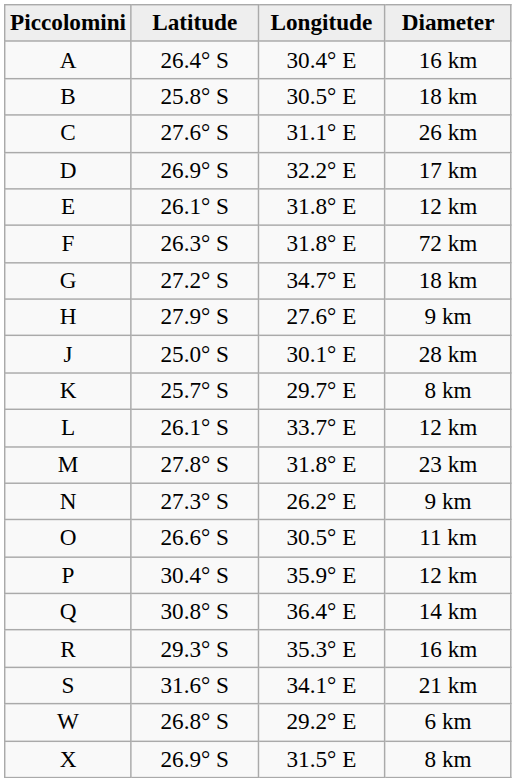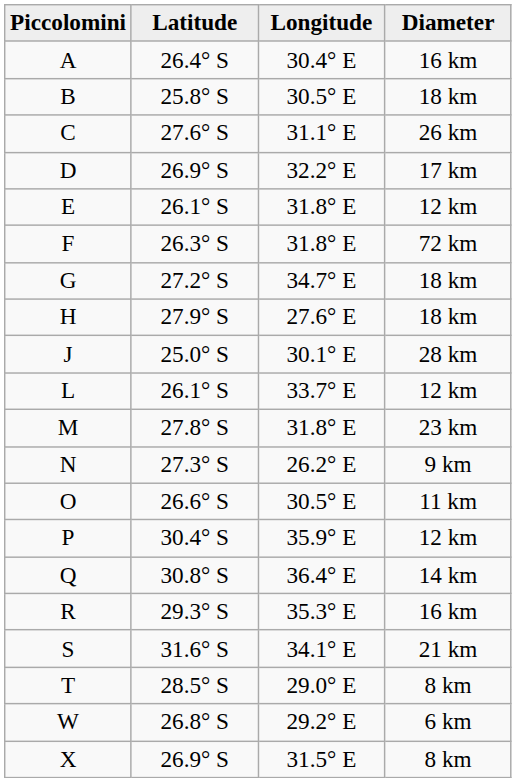(448, 317) 9 km -> (448, 317) 18 km
- row: (68, 390)
+ row: (68, 685)
